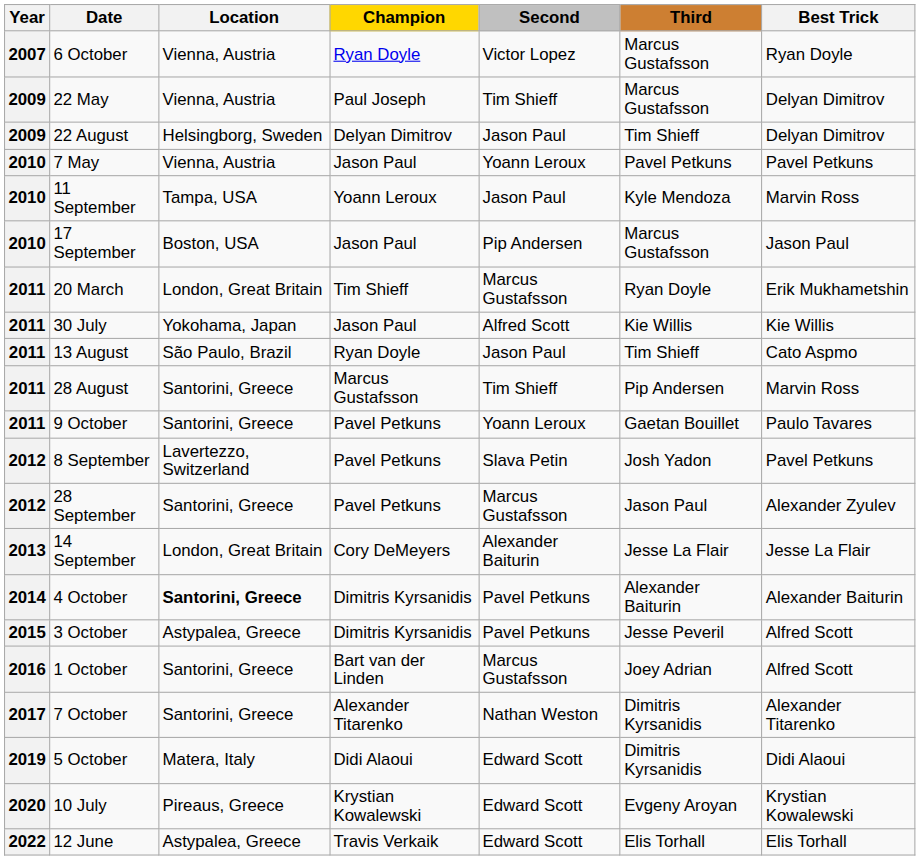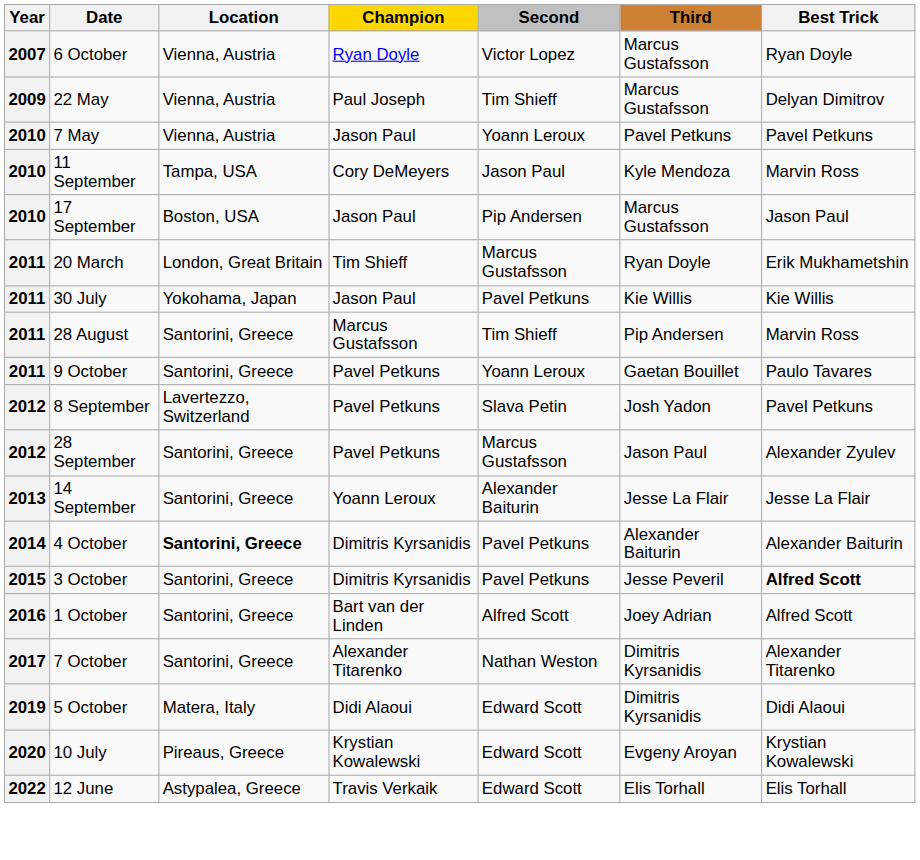- row: (91, 135)
(385, 198) Yoann Leroux -> (391, 171) Cory DeMeyers
(526, 325) Alfred Scott -> (536, 298) Pavel Petkuns
- row: (91, 352)
(242, 551) London, Great Britain -> (228, 498) Santorini, Greece
(392, 551) Cory DeMeyers -> (384, 498) Yoann Leroux
(232, 633) Astypalea, Greece -> (228, 579) Santorini, Greece
(809, 633) normal -> (813, 579) bold
(525, 669) Marcus Gustafsson -> (525, 615) Alfred Scott
